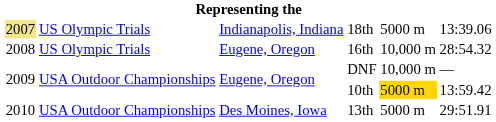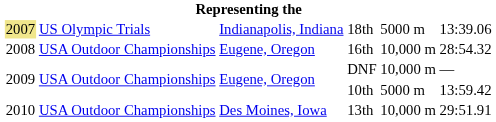(95, 49) US Olympic Trials -> (127, 49) USA Outdoor Championships
(403, 90) gold background -> (403, 90) no background
(403, 110) 5000 m -> (408, 110) 10,000 m
